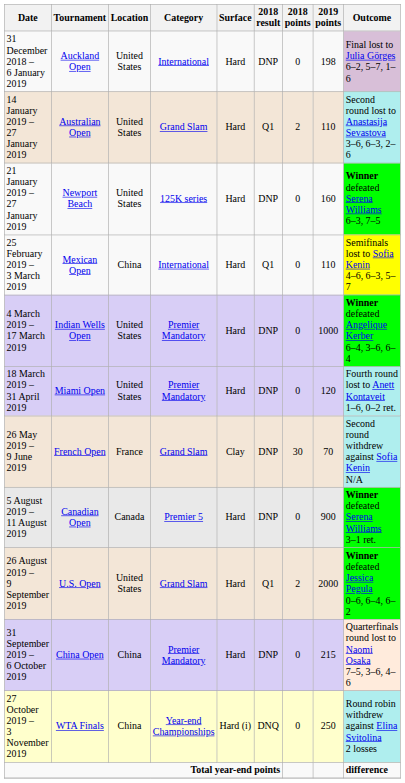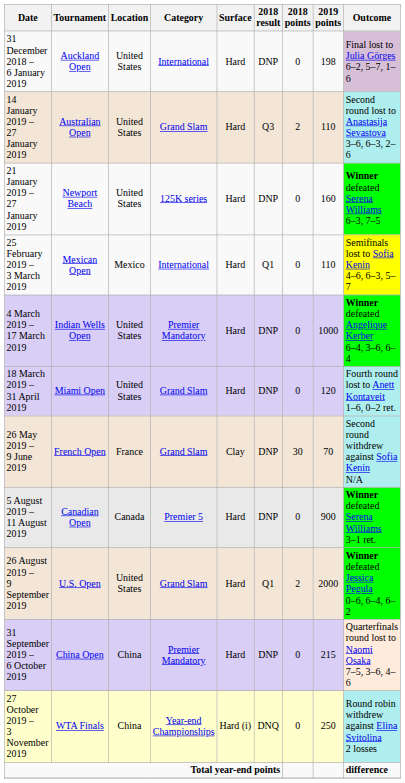(268, 127) Q1 -> (268, 127) Q3
(129, 265) China -> (129, 265) Mexico
(184, 391) Premier Mandatory -> (184, 391) Grand Slam
